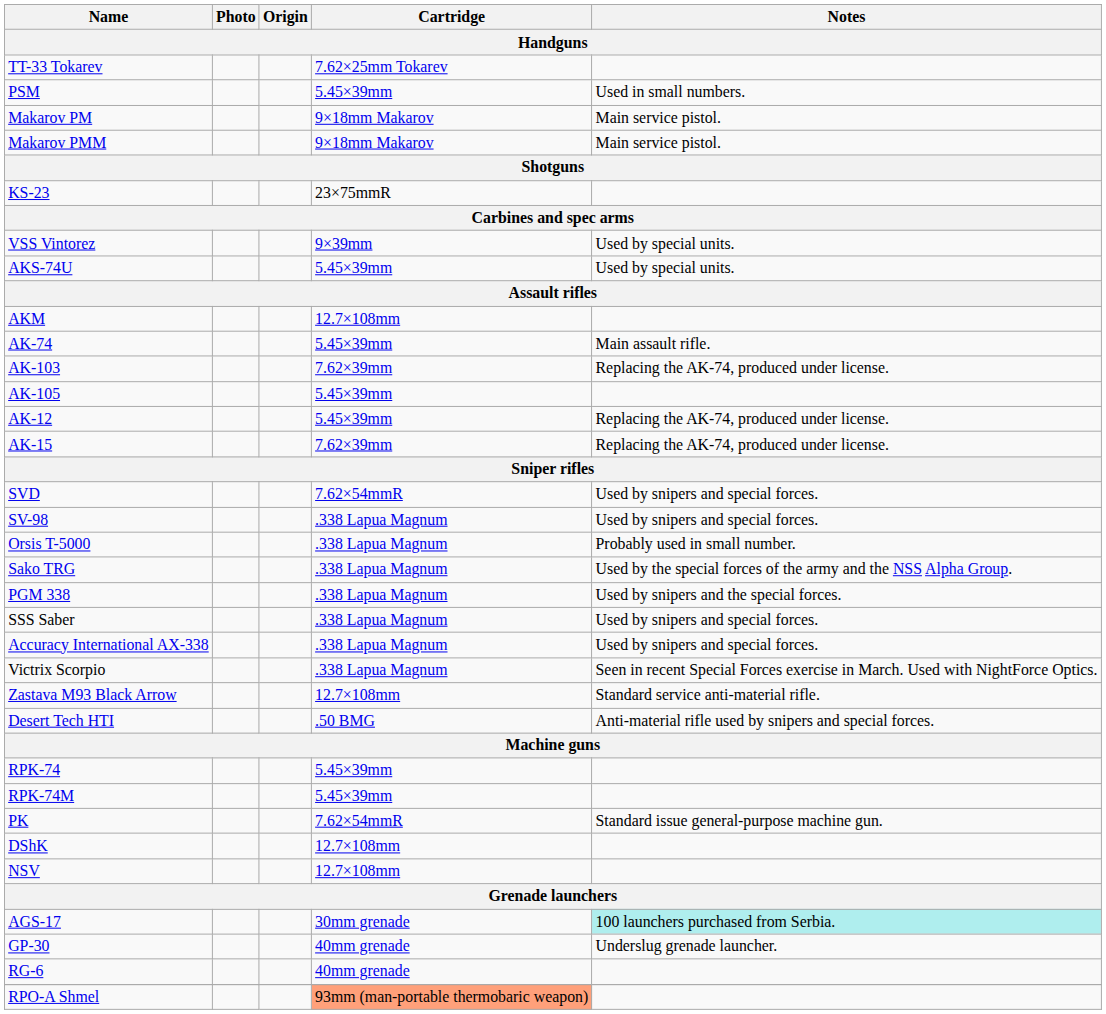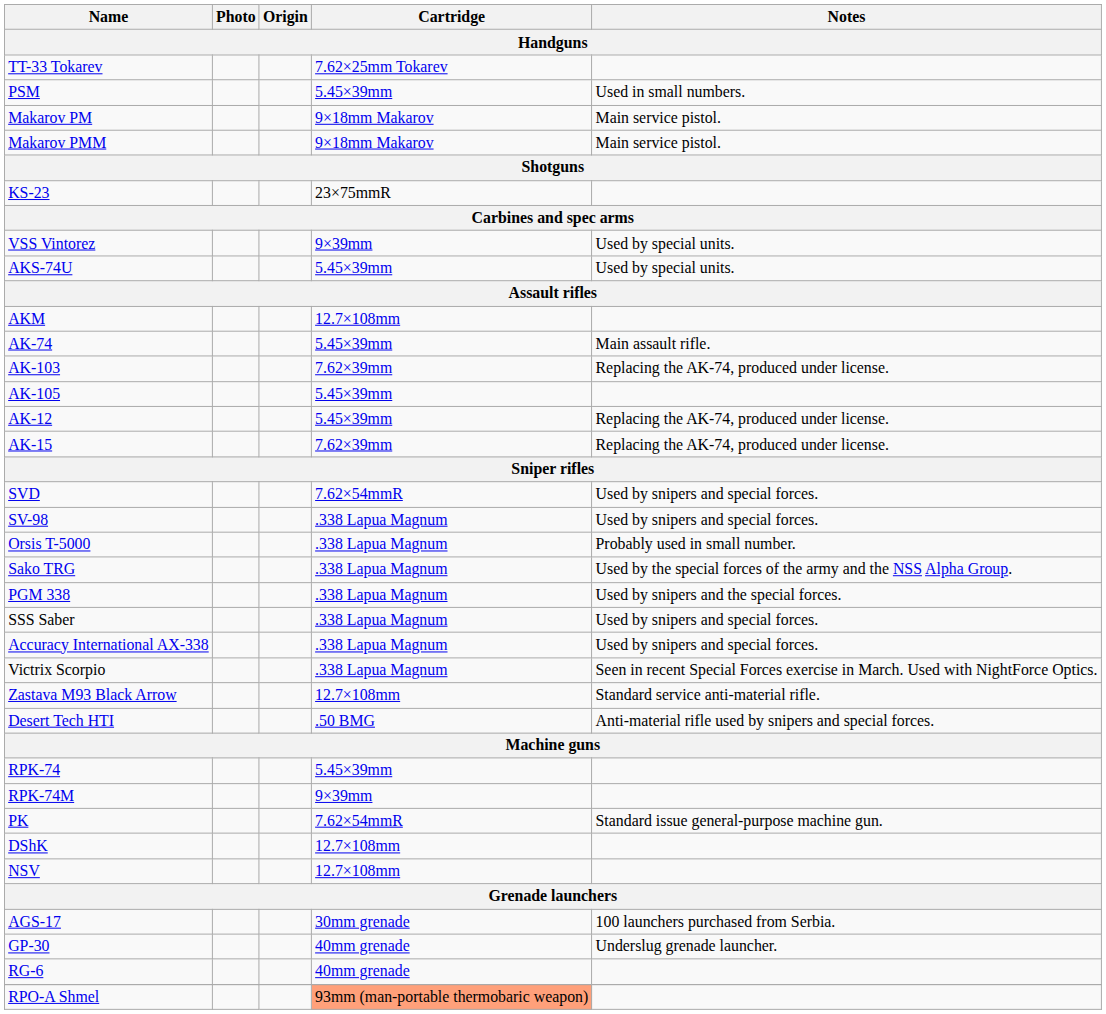(354, 795) 5.45×39mm -> (344, 795) 9×39mm
(715, 921) paleturquoise background -> (715, 921) no background
